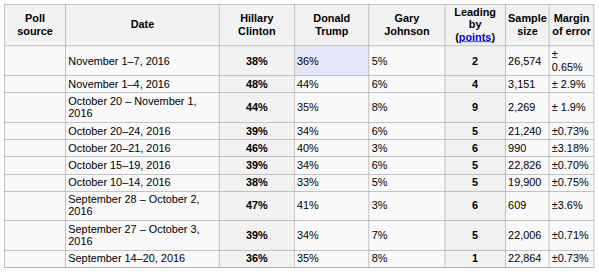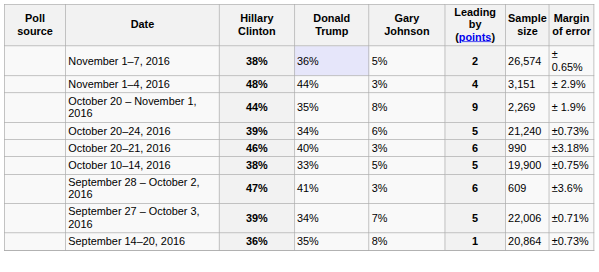(380, 84) 6% -> (380, 84) 3%
- row: (119, 165)
(525, 259) 22,864 -> (525, 241) 20,864
